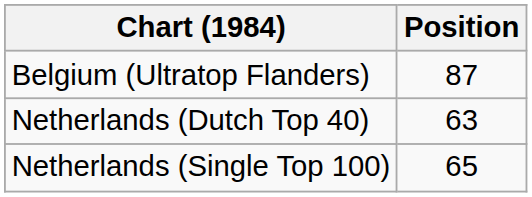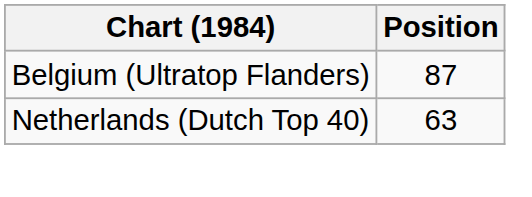- row: (201, 167)
